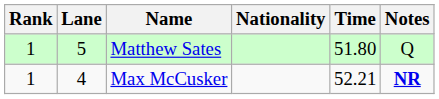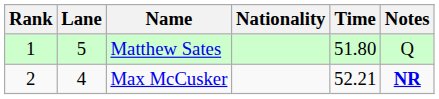(31, 78) 1 -> (31, 78) 2
